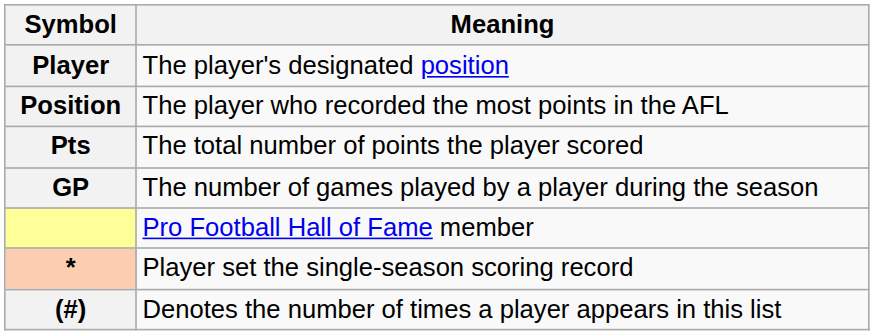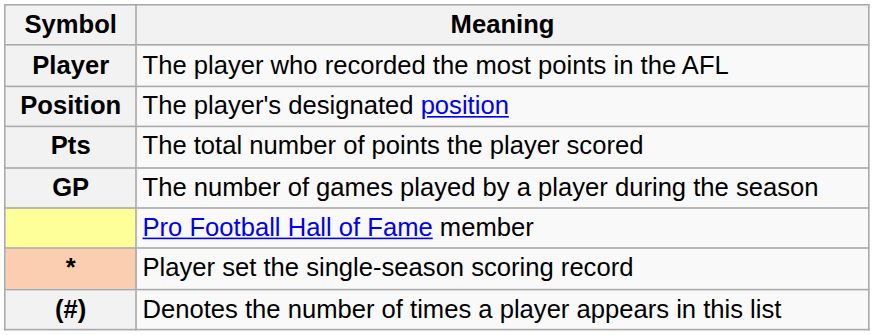(326, 65) The player's designated position -> (436, 65) The player who recorded the most points in the AFL
(436, 106) The player who recorded the most points in the AFL -> (326, 106) The player's designated position
